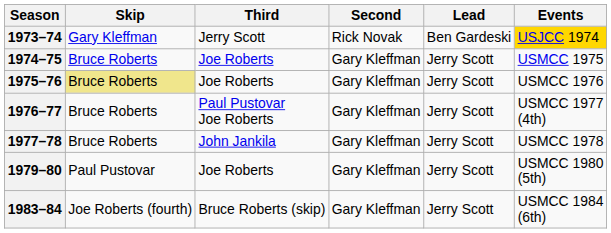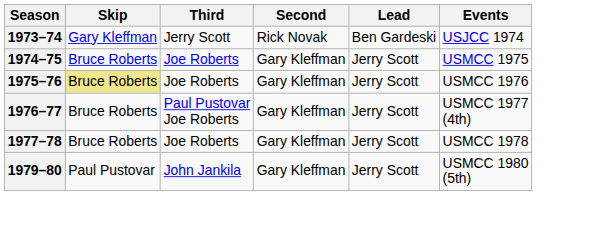(558, 37) gold background -> (483, 37) no background
(237, 141) John Jankila -> (201, 141) Joe Roberts
(236, 171) Joe Roberts -> (202, 171) John Jankila
- row: (35, 209)
